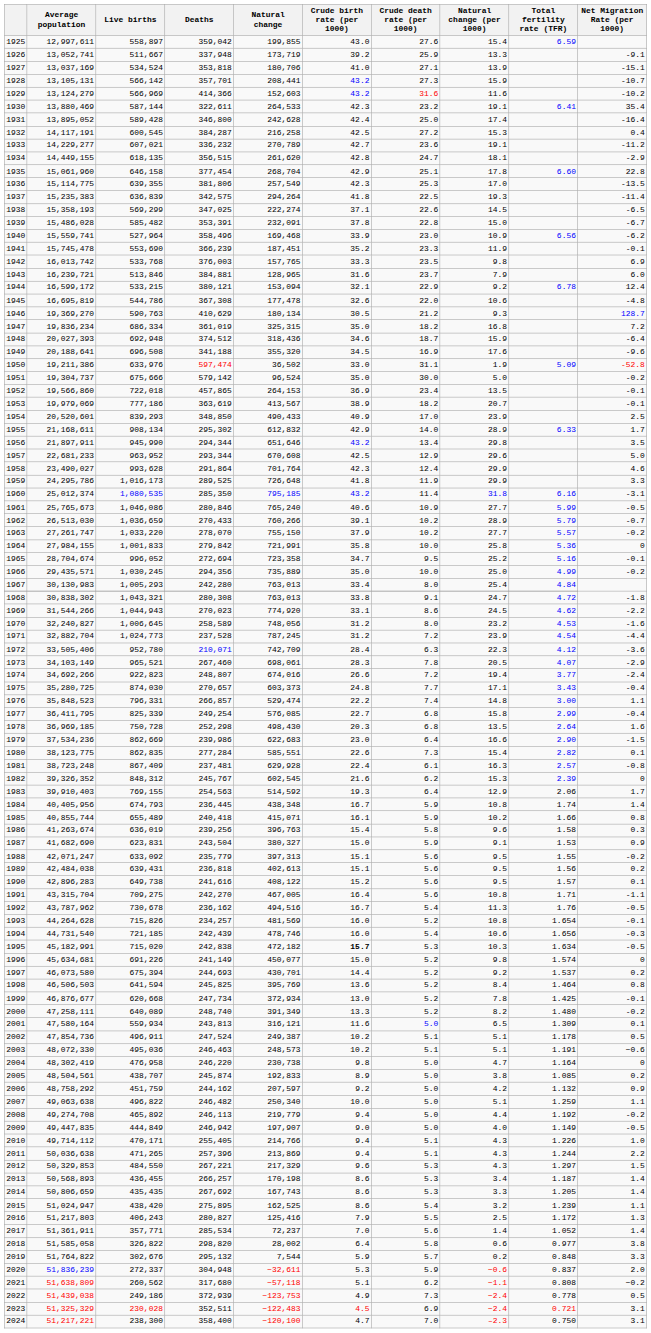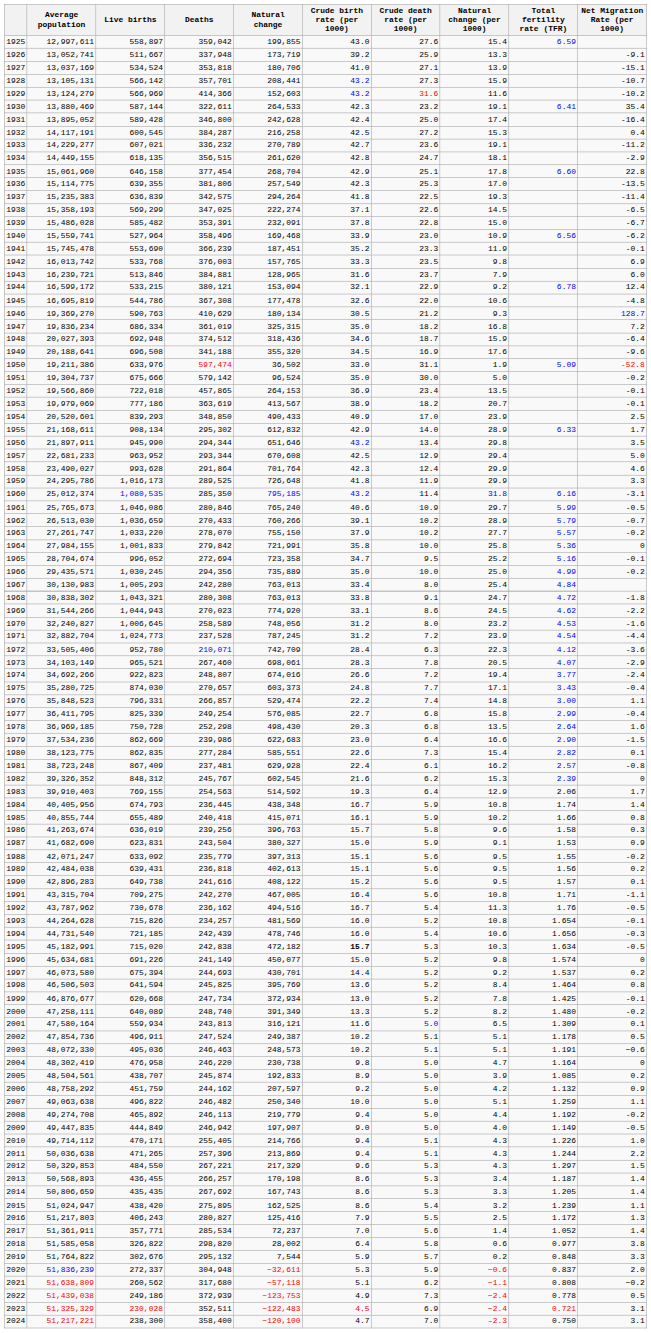(498, 456) 29.6 -> (498, 456) 29.4
(498, 507) 27.7 -> (498, 507) 29.7
(498, 766) 16.3 -> (498, 766) 16.2
(360, 830) 15.4 -> (360, 830) 15.7
(500, 1076) 3.8 -> (500, 1076) 3.9
